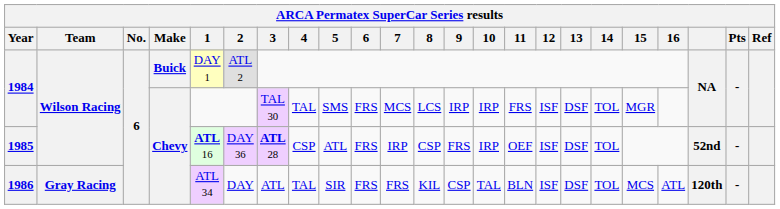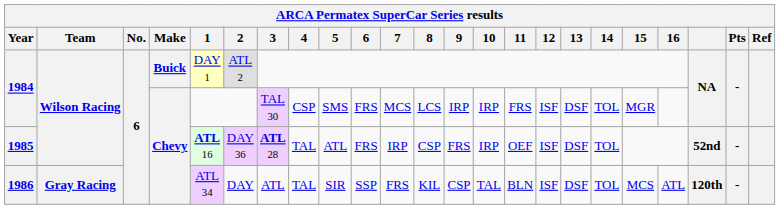(304, 107) TAL -> (304, 107) CSP
(304, 145) CSP -> (304, 145) TAL
(366, 184) FRS -> (366, 184) SSP
